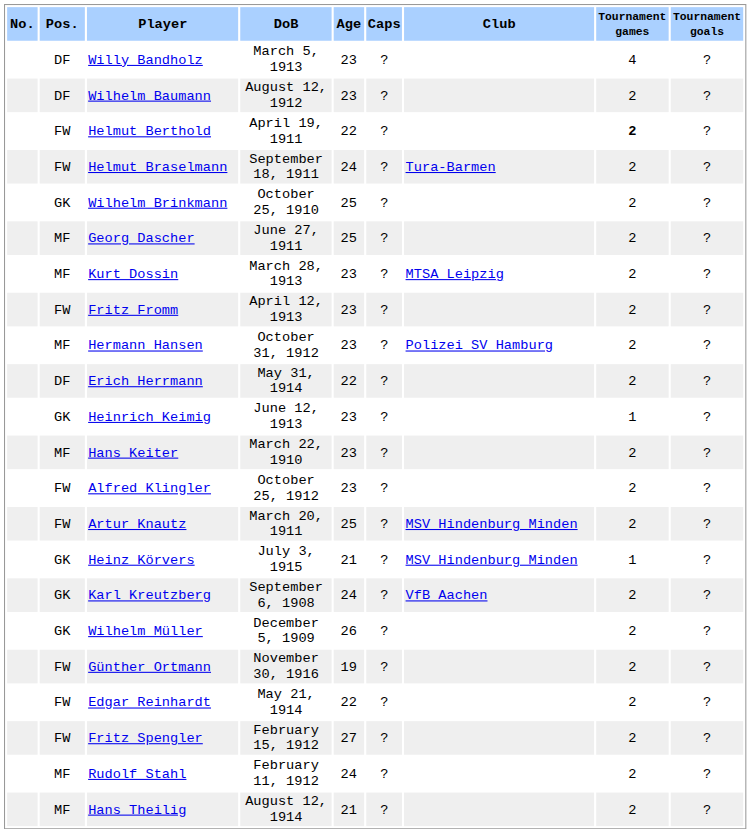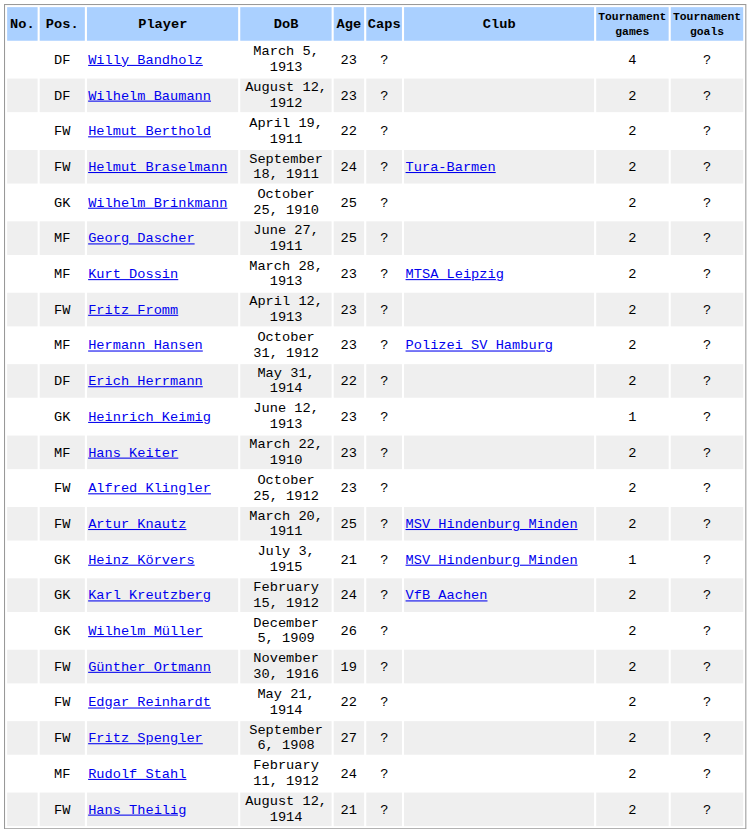(632, 131) bold -> (632, 131) normal
(286, 595) September 6, 1908 -> (286, 595) February 15, 1912
(286, 738) February 15, 1912 -> (286, 738) September 6, 1908
(62, 809) MF -> (62, 809) FW
